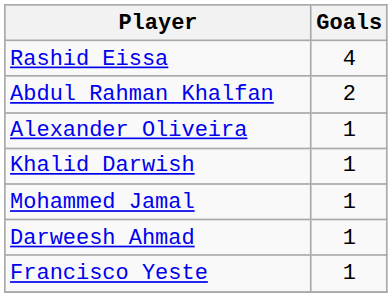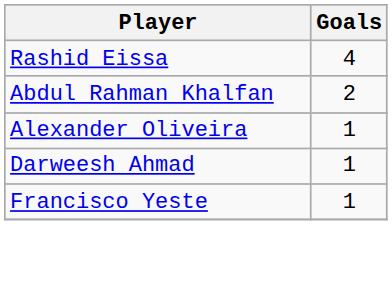- row: (102, 166)
- row: (102, 202)
